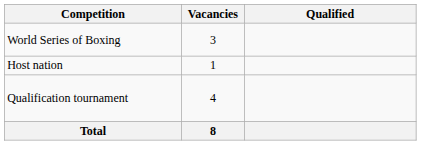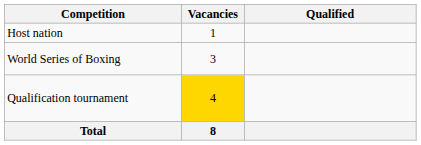rows swapped: (35, 65) <-> (64, 39)
(213, 98) no background -> (213, 98) gold background
